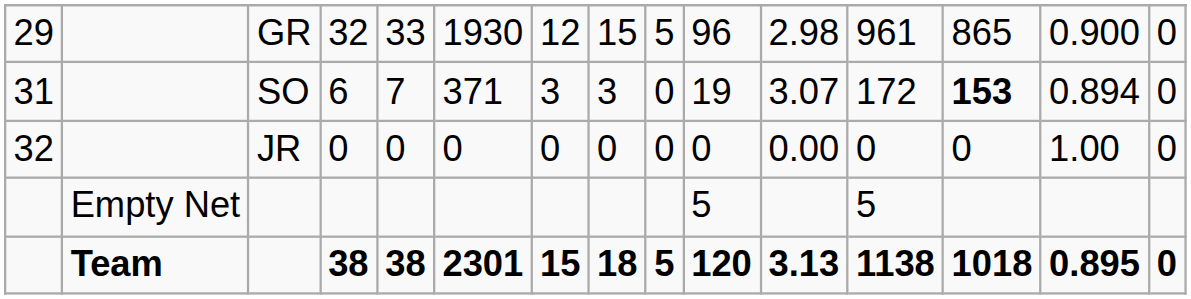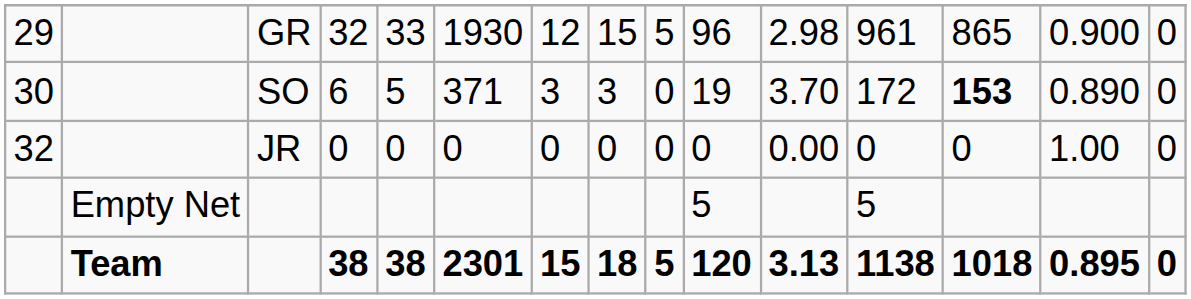(34, 90) 31 -> (34, 90) 30
(395, 90) 7 -> (395, 90) 5
(804, 90) 3.07 -> (804, 90) 3.70
(1095, 90) 0.894 -> (1095, 90) 0.890
